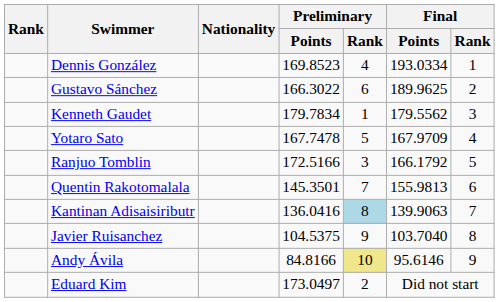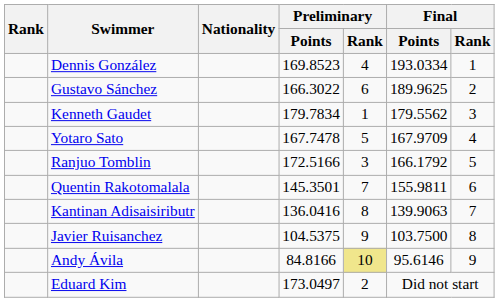(419, 187) 155.9813 -> (419, 187) 155.9811
(365, 211) lightblue background -> (365, 211) no background
(419, 235) 103.7040 -> (419, 235) 103.7500
